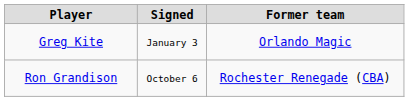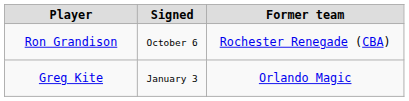rows swapped: (71, 78) <-> (71, 42)
